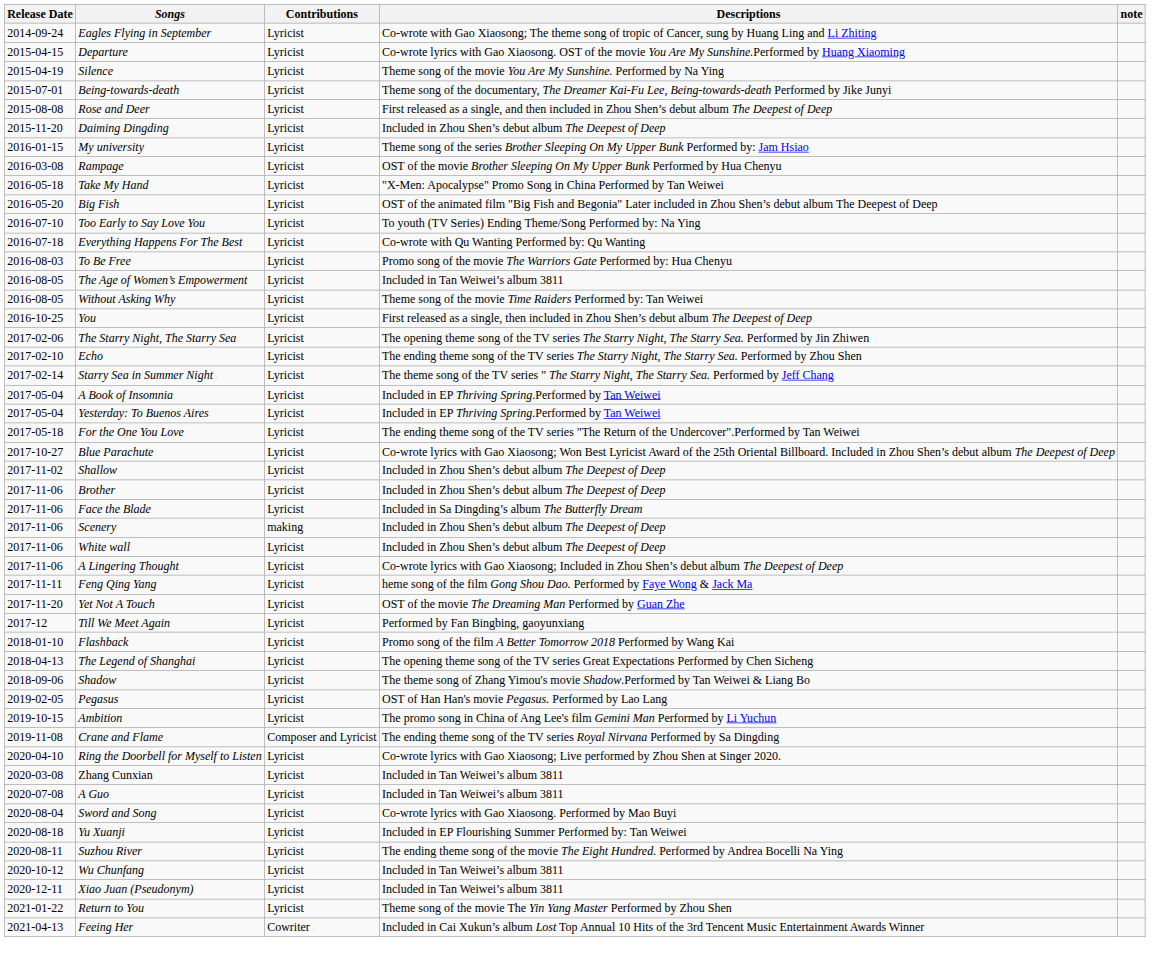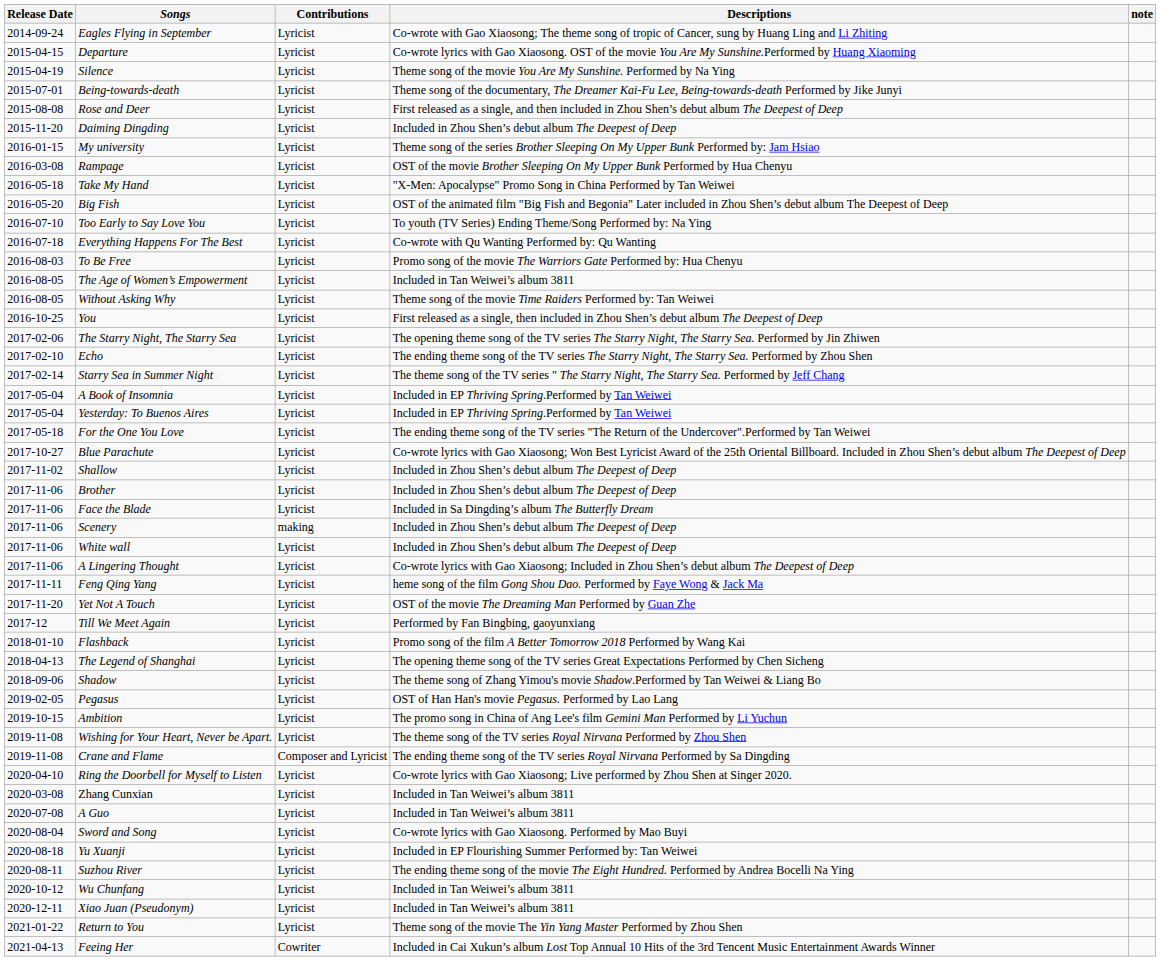+ row: (175, 737)
